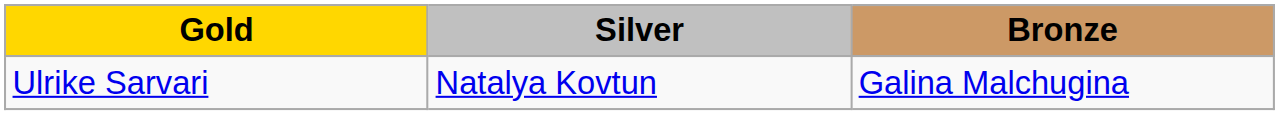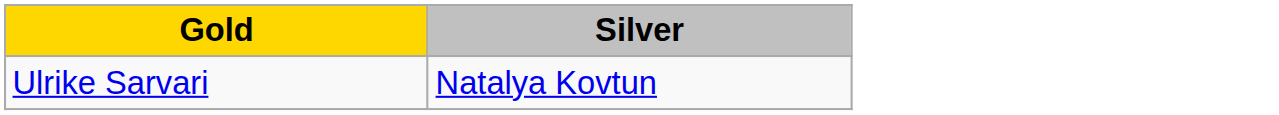- column: (1063, 30)
